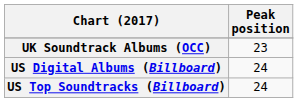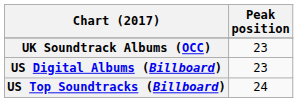(261, 68) 24 -> (261, 68) 23
